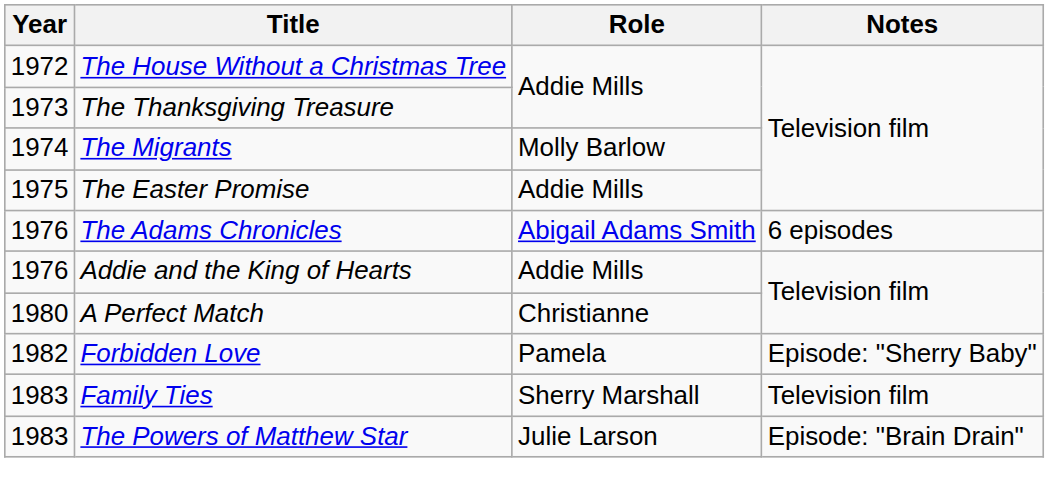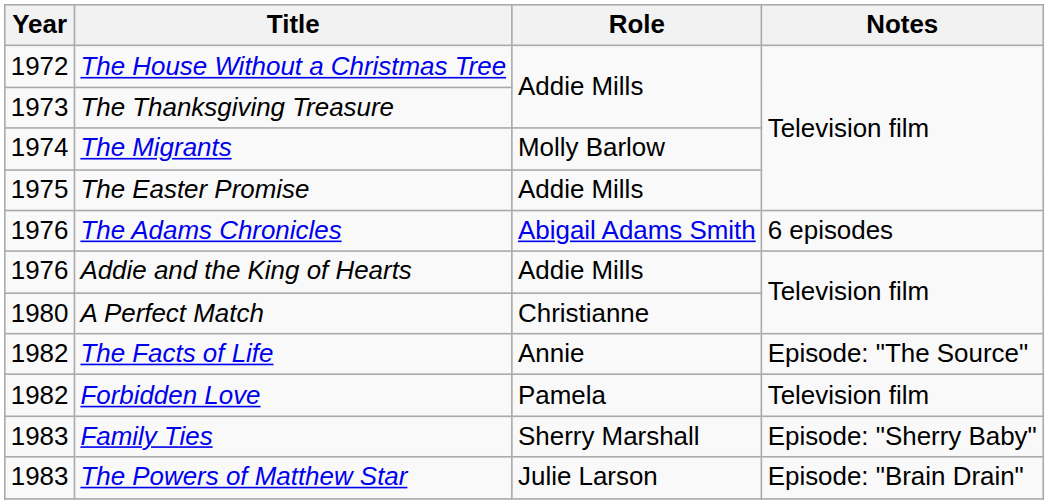+ row: (177, 353)
(902, 353) Episode: "Sherry Baby" -> (848, 395) Television film
(848, 395) Television film -> (902, 436) Episode: "Sherry Baby"
